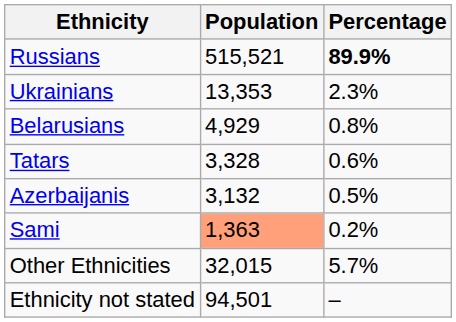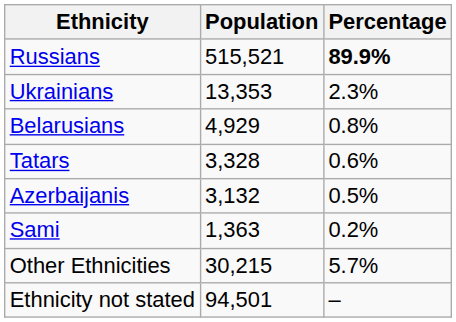(232, 230) lightsalmon background -> (232, 230) no background
(239, 265) 32,015 -> (239, 265) 30,215
